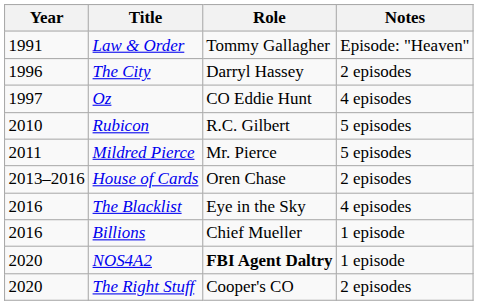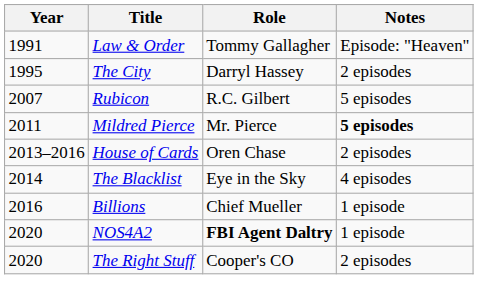(25, 71) 1996 -> (25, 71) 1995
- row: (102, 98)
(25, 125) 2010 -> (25, 98) 2007
(376, 152) normal -> (377, 125) bold
(25, 206) 2016 -> (25, 179) 2014
